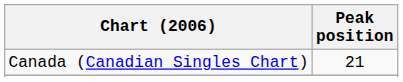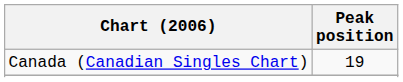(355, 63) 21 -> (355, 63) 19
